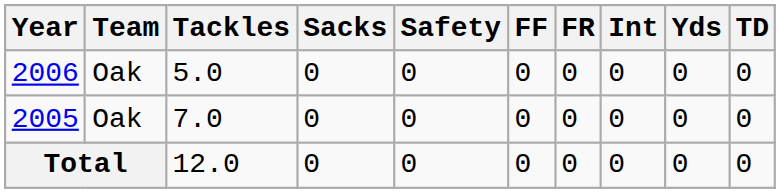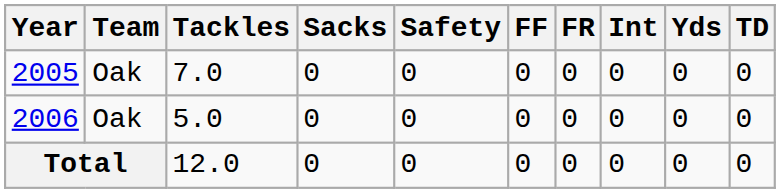rows swapped: (45, 119) <-> (45, 73)
